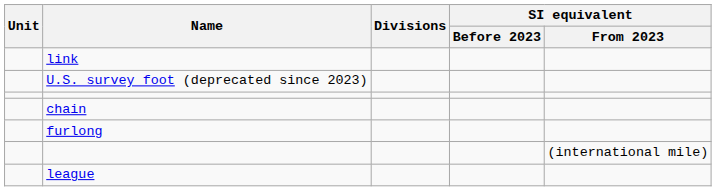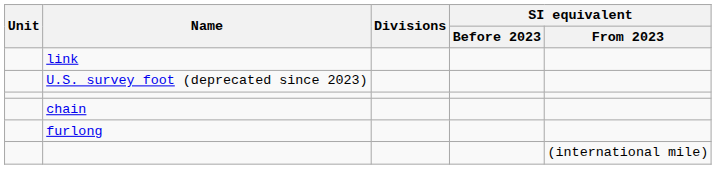- row: (24, 175)
